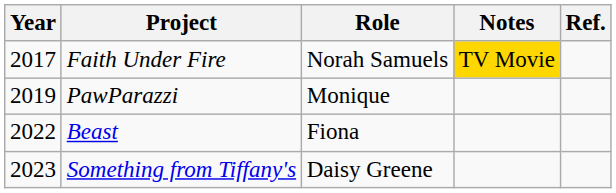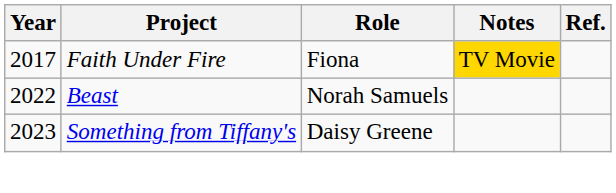(377, 59) Norah Samuels -> (333, 59) Fiona
- row: (122, 95)
(333, 132) Fiona -> (377, 95) Norah Samuels
